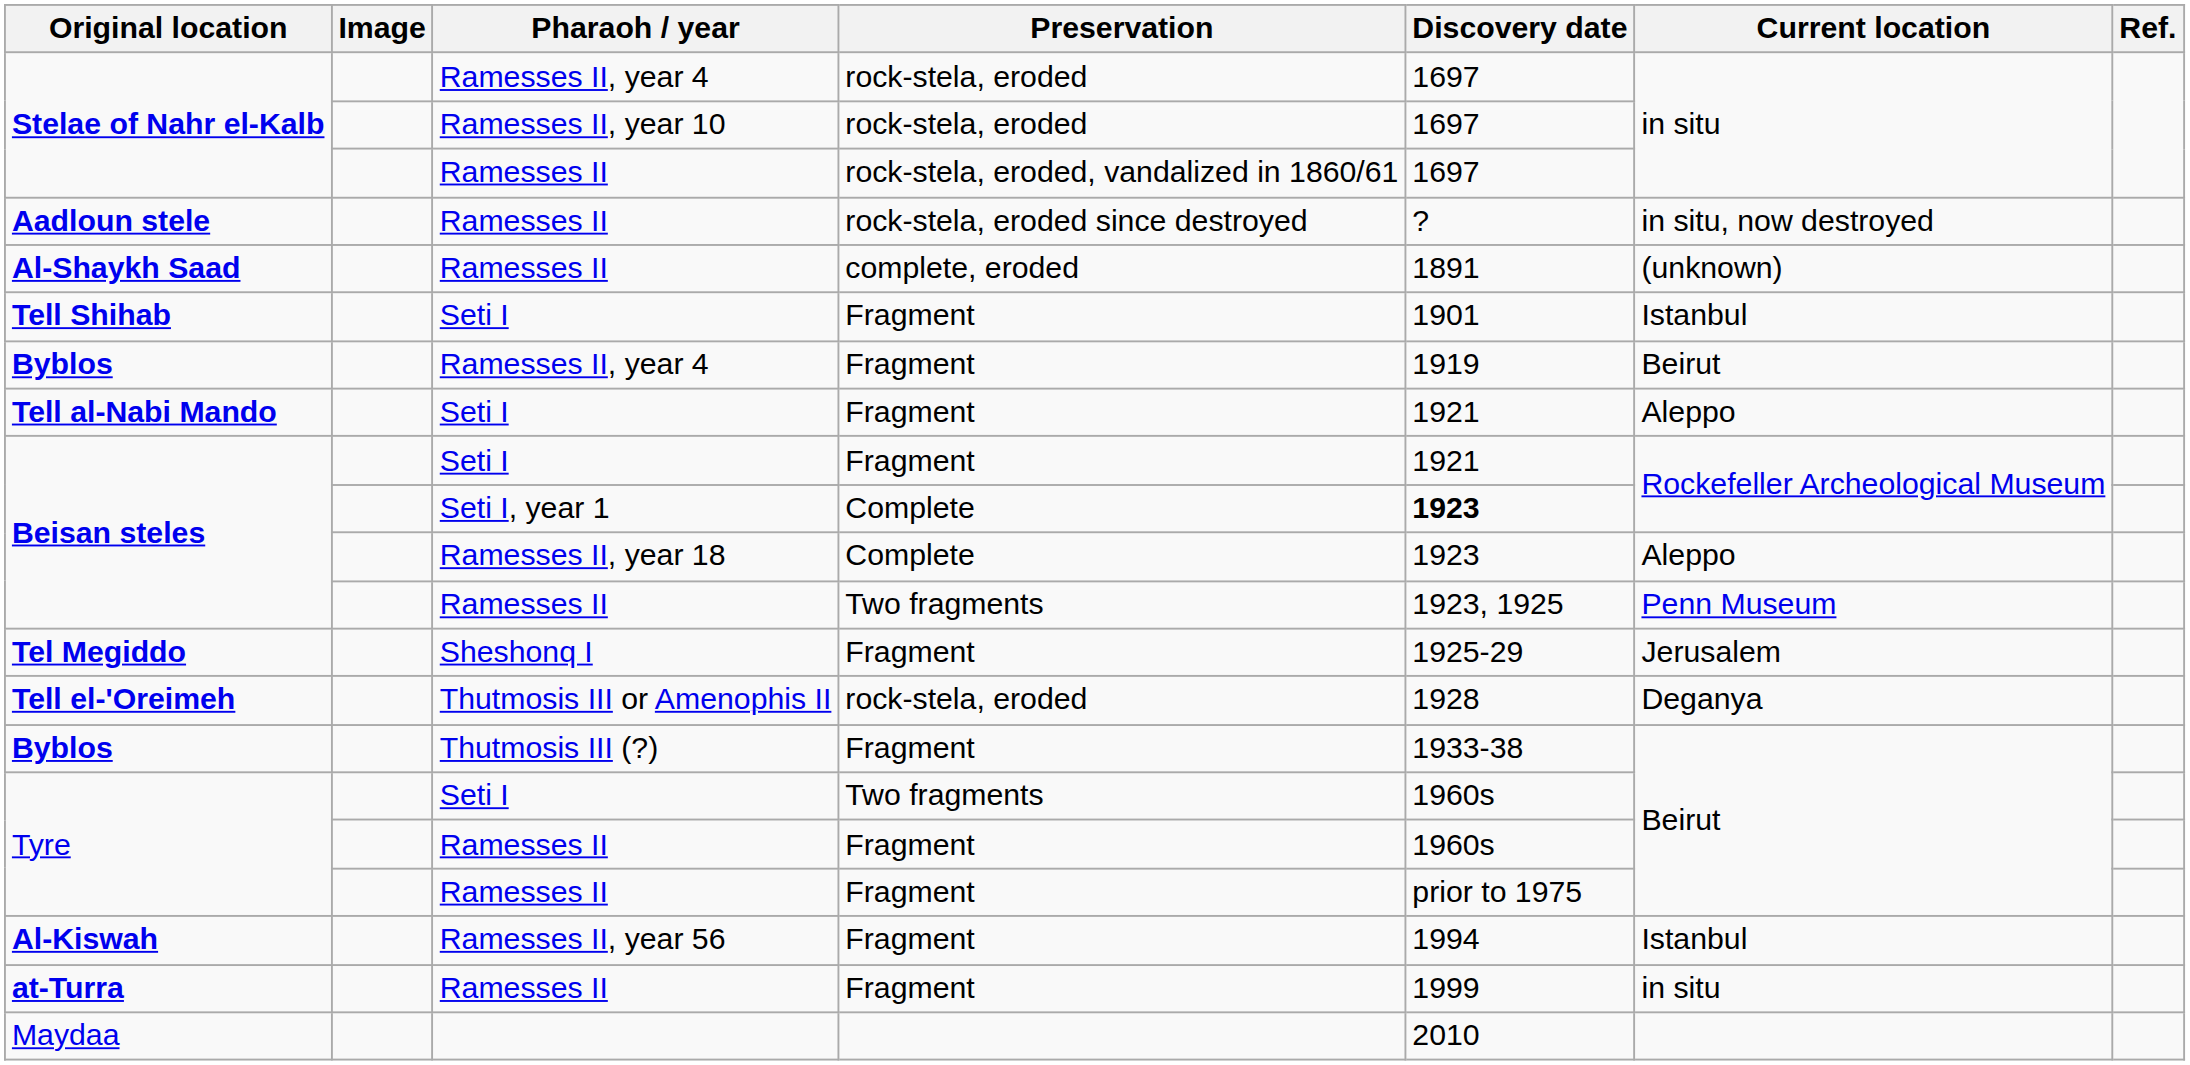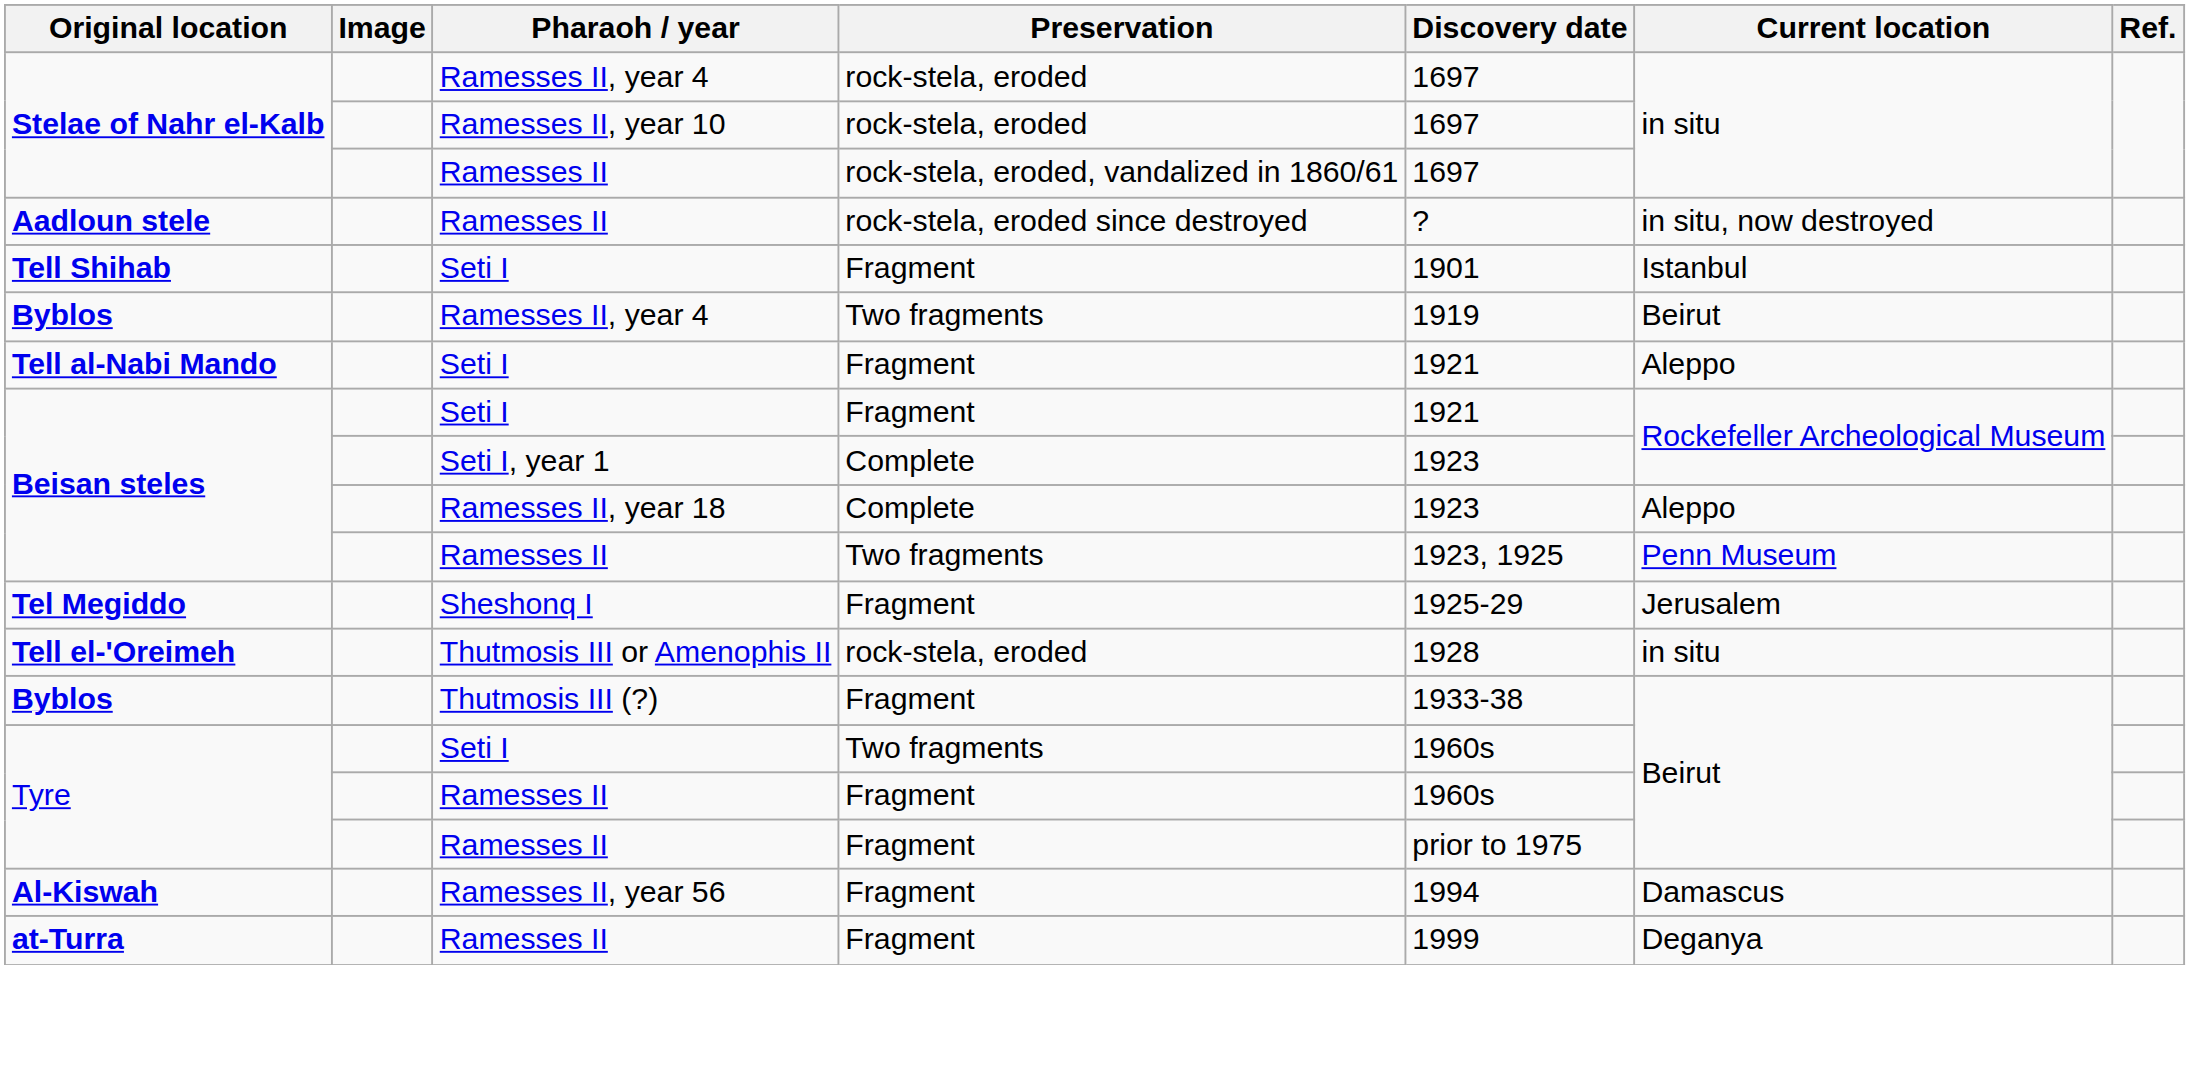- row: (126, 268)
(910, 364) Fragment -> (944, 316) Two fragments
(1446, 508) bold -> (1446, 460) normal
(1702, 699) Deganya -> (1681, 651) in situ
(1694, 939) Istanbul -> (1713, 891) Damascus
(1681, 987) in situ -> (1702, 939) Deganya
- row: (66, 1035)
